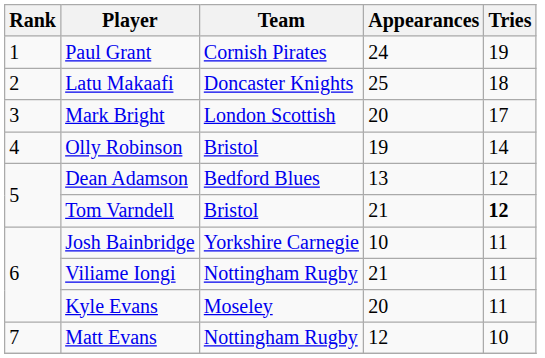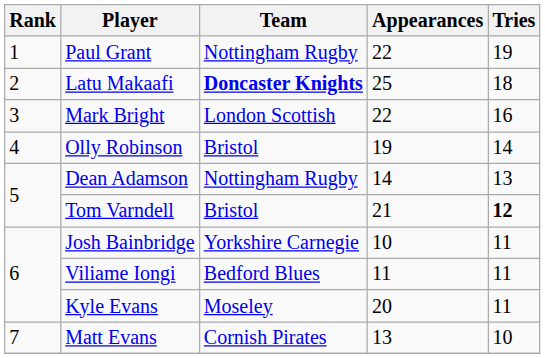(265, 52) Cornish Pirates -> (281, 52) Nottingham Rugby
(378, 52) 24 -> (382, 52) 22
(279, 83) normal -> (283, 83) bold
(378, 115) 20 -> (382, 115) 22
(499, 115) 17 -> (502, 115) 16
(262, 178) Bedford Blues -> (281, 178) Nottingham Rugby
(378, 178) 13 -> (382, 178) 14
(499, 178) 12 -> (502, 178) 13
(281, 274) Nottingham Rugby -> (262, 274) Bedford Blues
(378, 274) 21 -> (382, 274) 11
(281, 337) Nottingham Rugby -> (265, 337) Cornish Pirates
(378, 337) 12 -> (382, 337) 13
